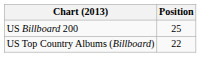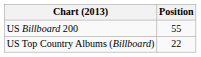(176, 28) 25 -> (176, 28) 55
